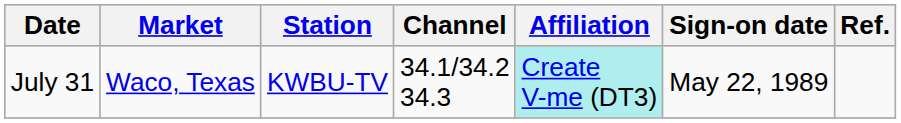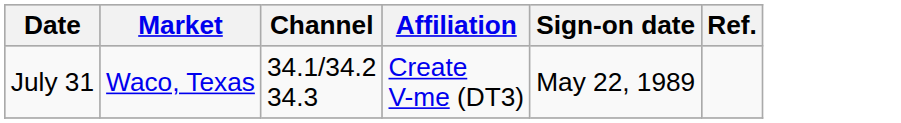- column: (327, 25)
(589, 81) paleturquoise background -> (456, 81) no background
